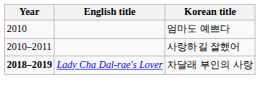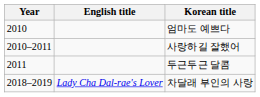+ row: (199, 64)
(29, 65) bold -> (29, 83) normal
